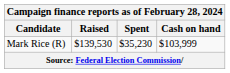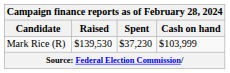(136, 44) $35,230 -> (136, 44) $37,230
